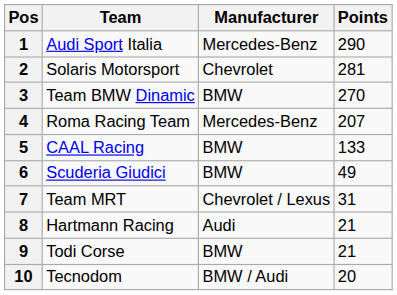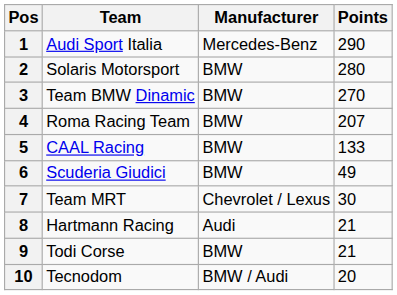(238, 70) Chevrolet -> (223, 70) BMW
(352, 70) 281 -> (352, 70) 280
(260, 122) Mercedes-Benz -> (223, 122) BMW
(347, 199) 31 -> (347, 199) 30
